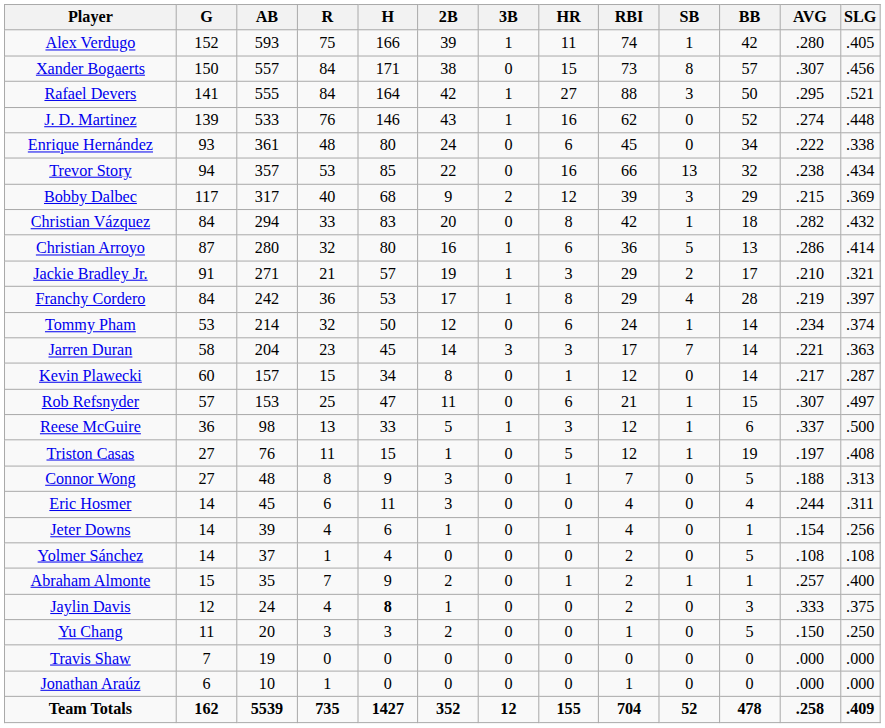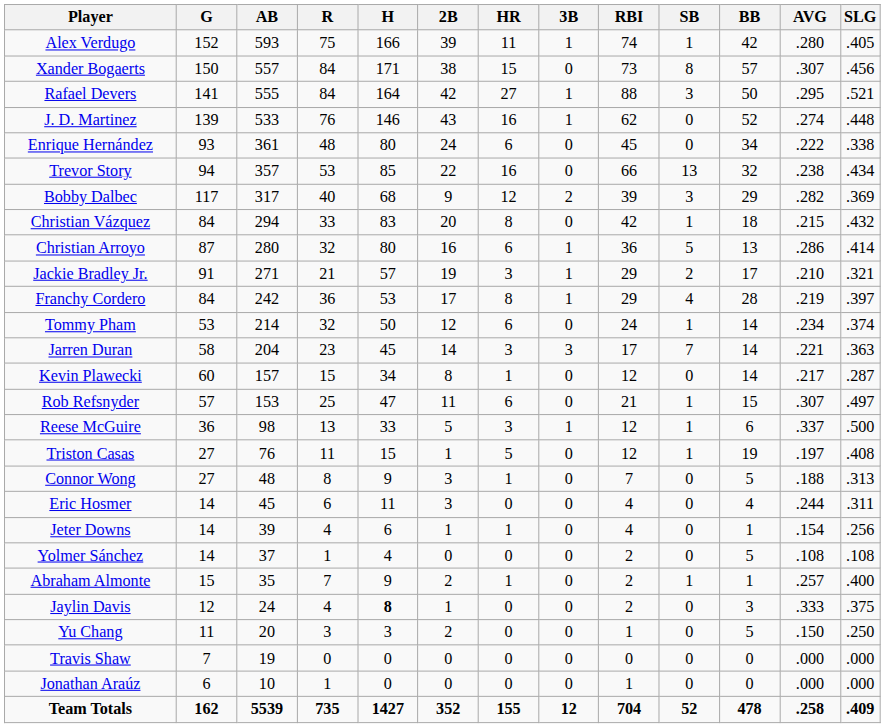columns swapped: (508, 17) <-> (569, 17)
(810, 196) .215 -> (810, 196) .282
(810, 222) .282 -> (810, 222) .215
